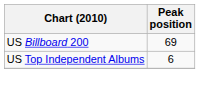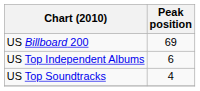+ row: (56, 77)
